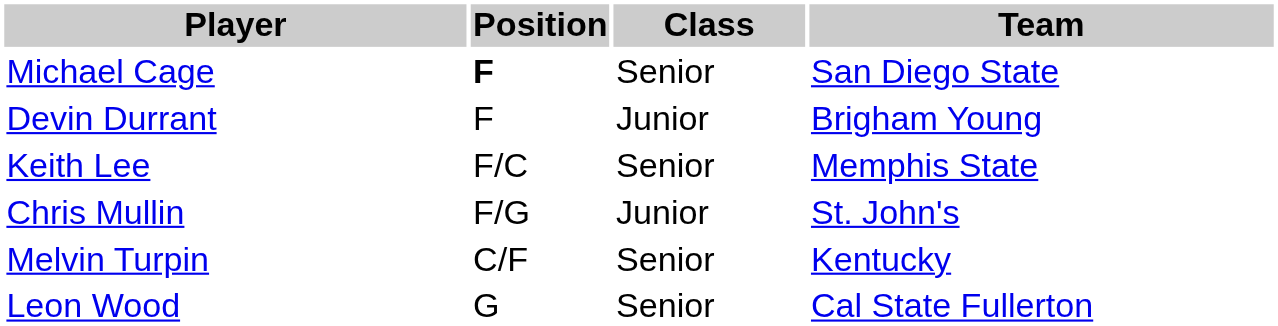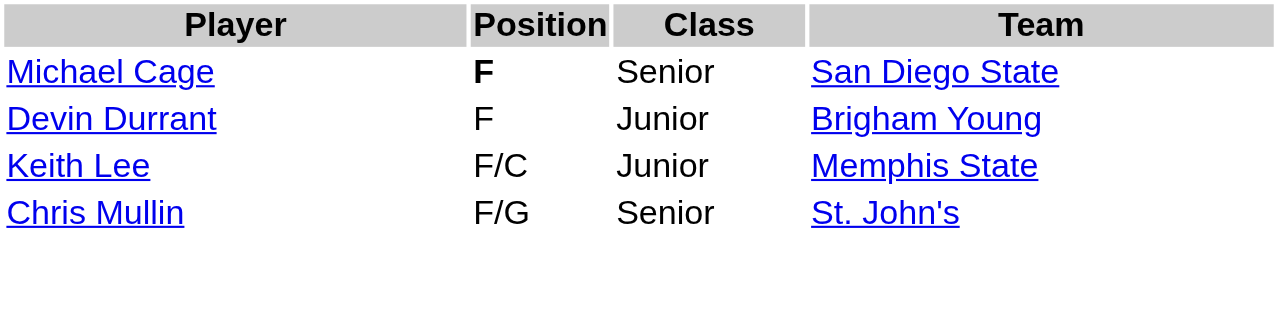(665, 165) Senior -> (663, 165) Junior
(662, 212) Junior -> (665, 212) Senior
- row: (108, 259)
- row: (93, 306)
